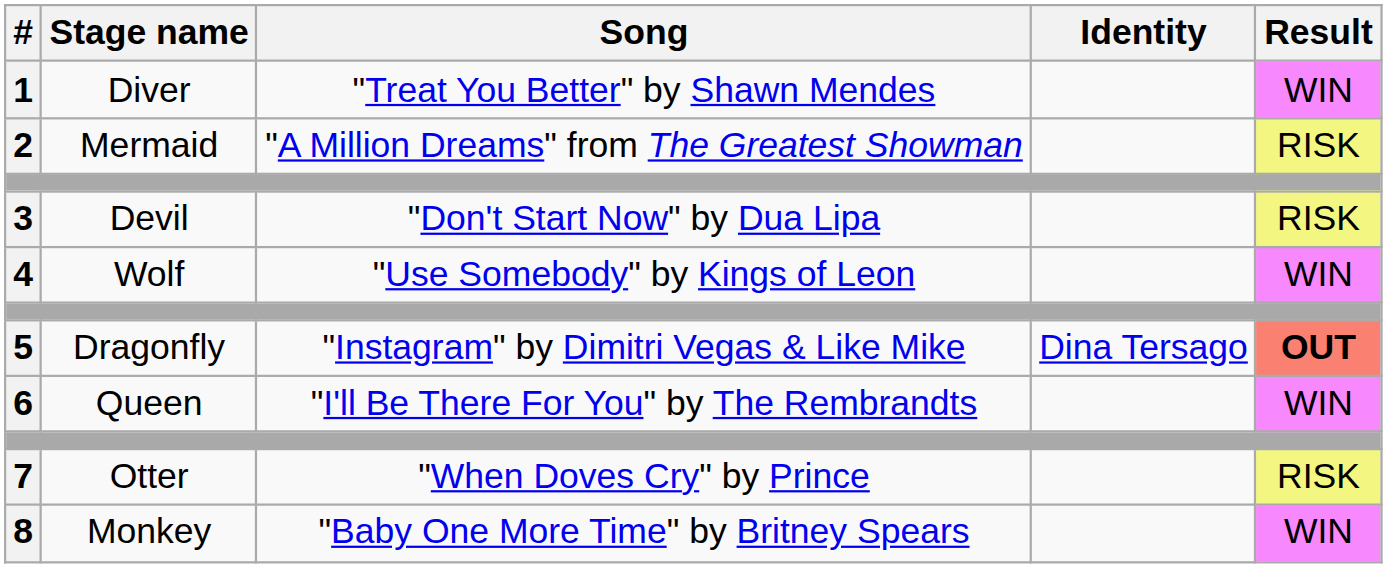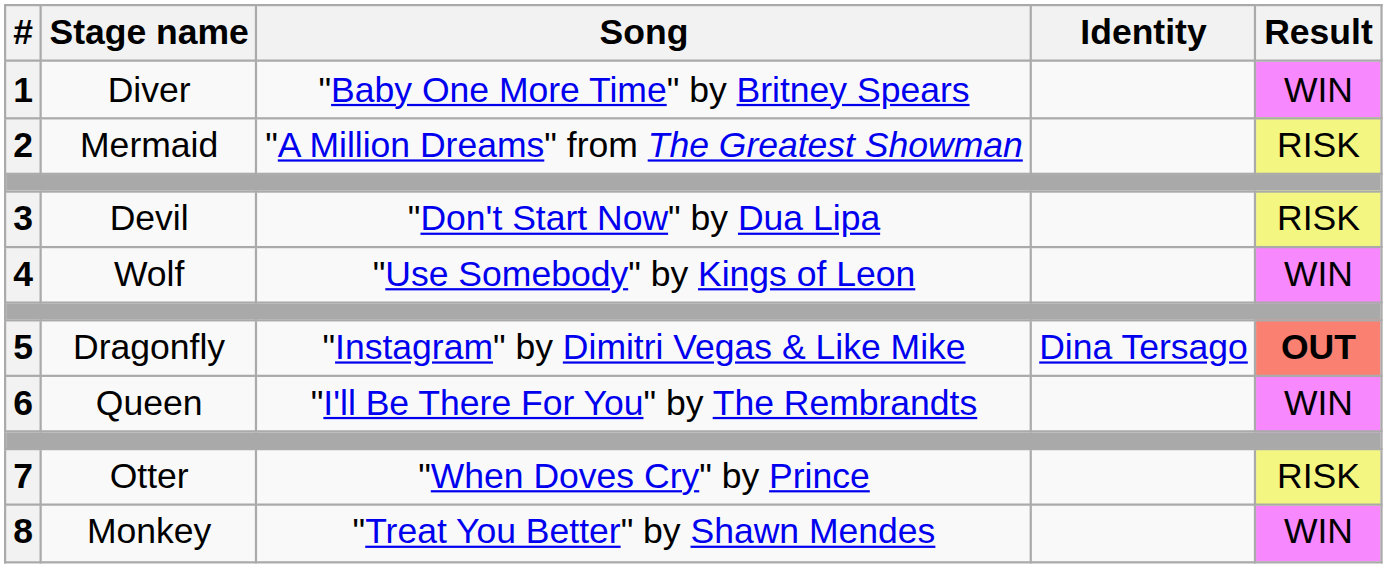(644, 88) "Treat You Better" by Shawn Mendes -> (644, 88) "Baby One More Time" by Britney Spears
(644, 532) "Baby One More Time" by Britney Spears -> (644, 532) "Treat You Better" by Shawn Mendes
